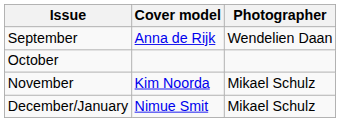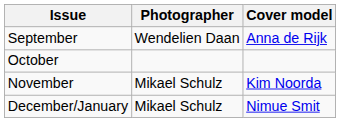columns swapped: (178, 15) <-> (280, 15)
